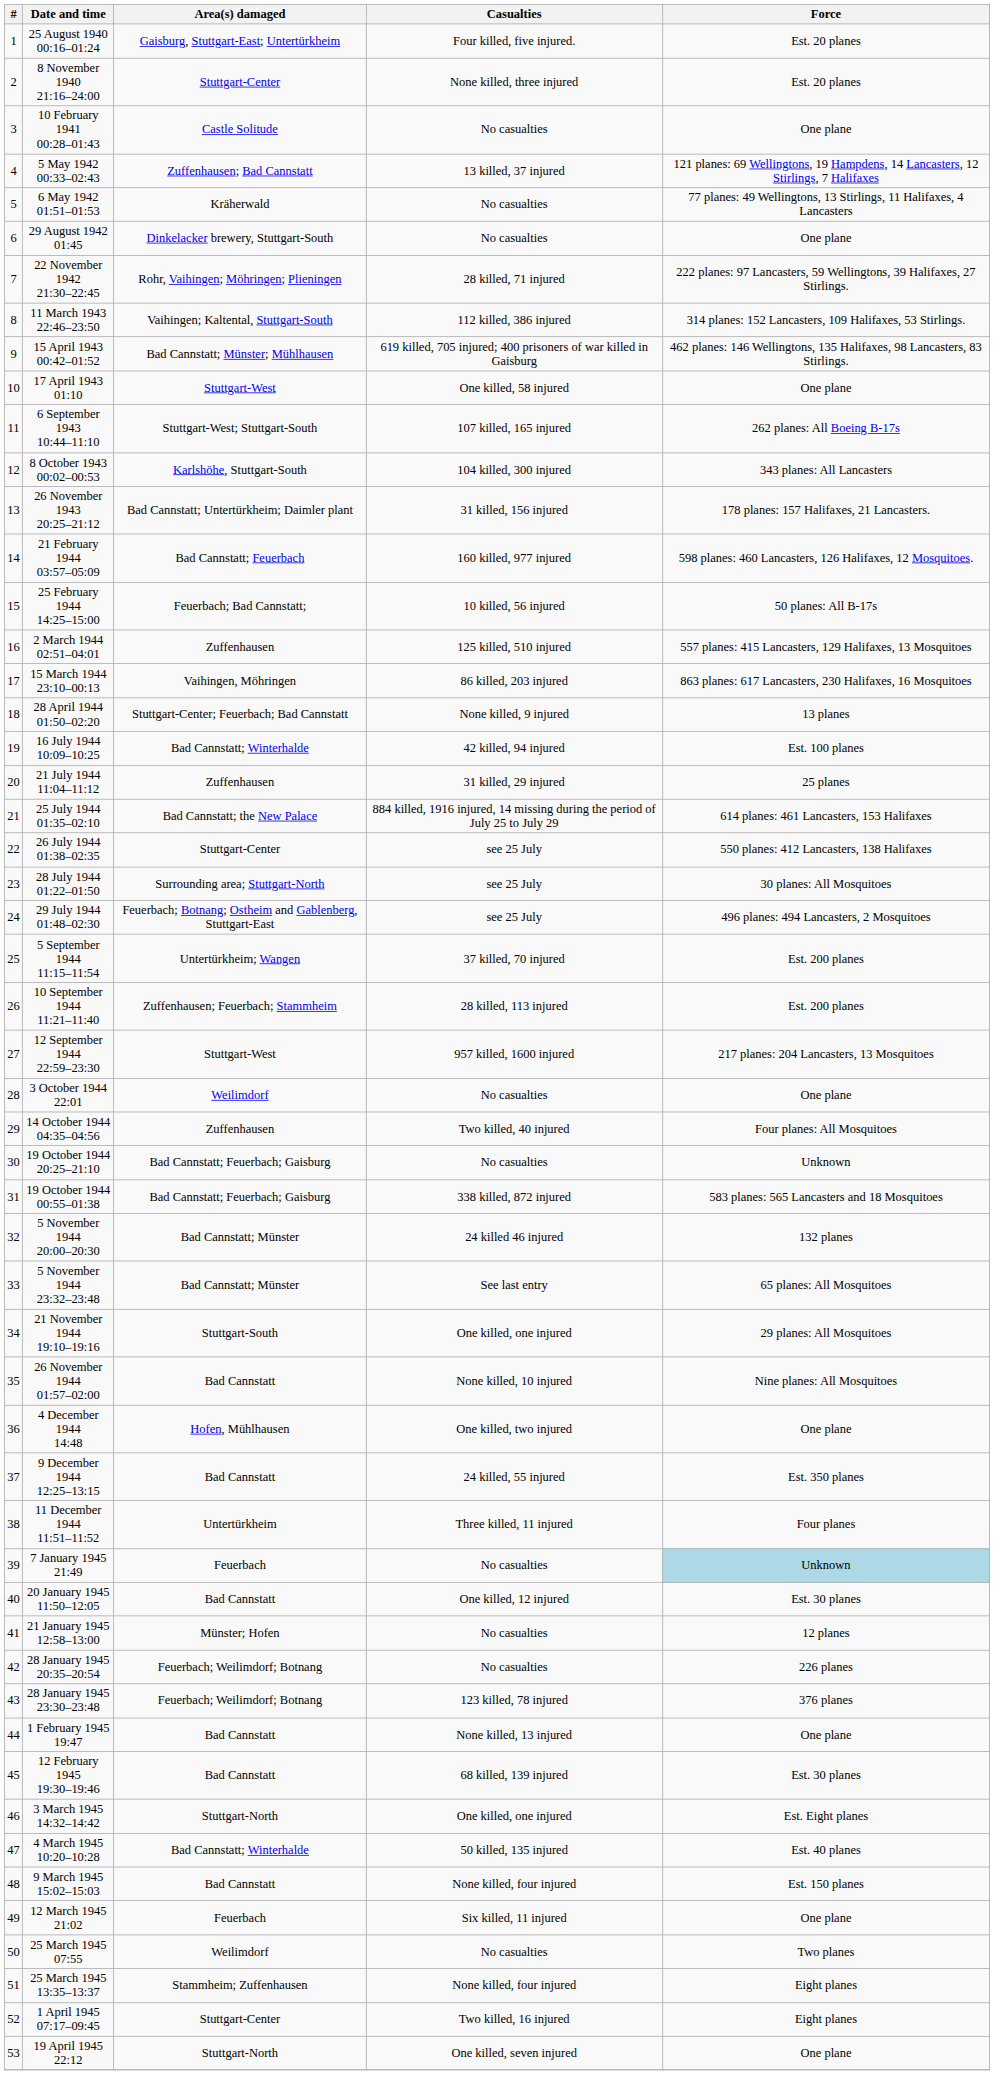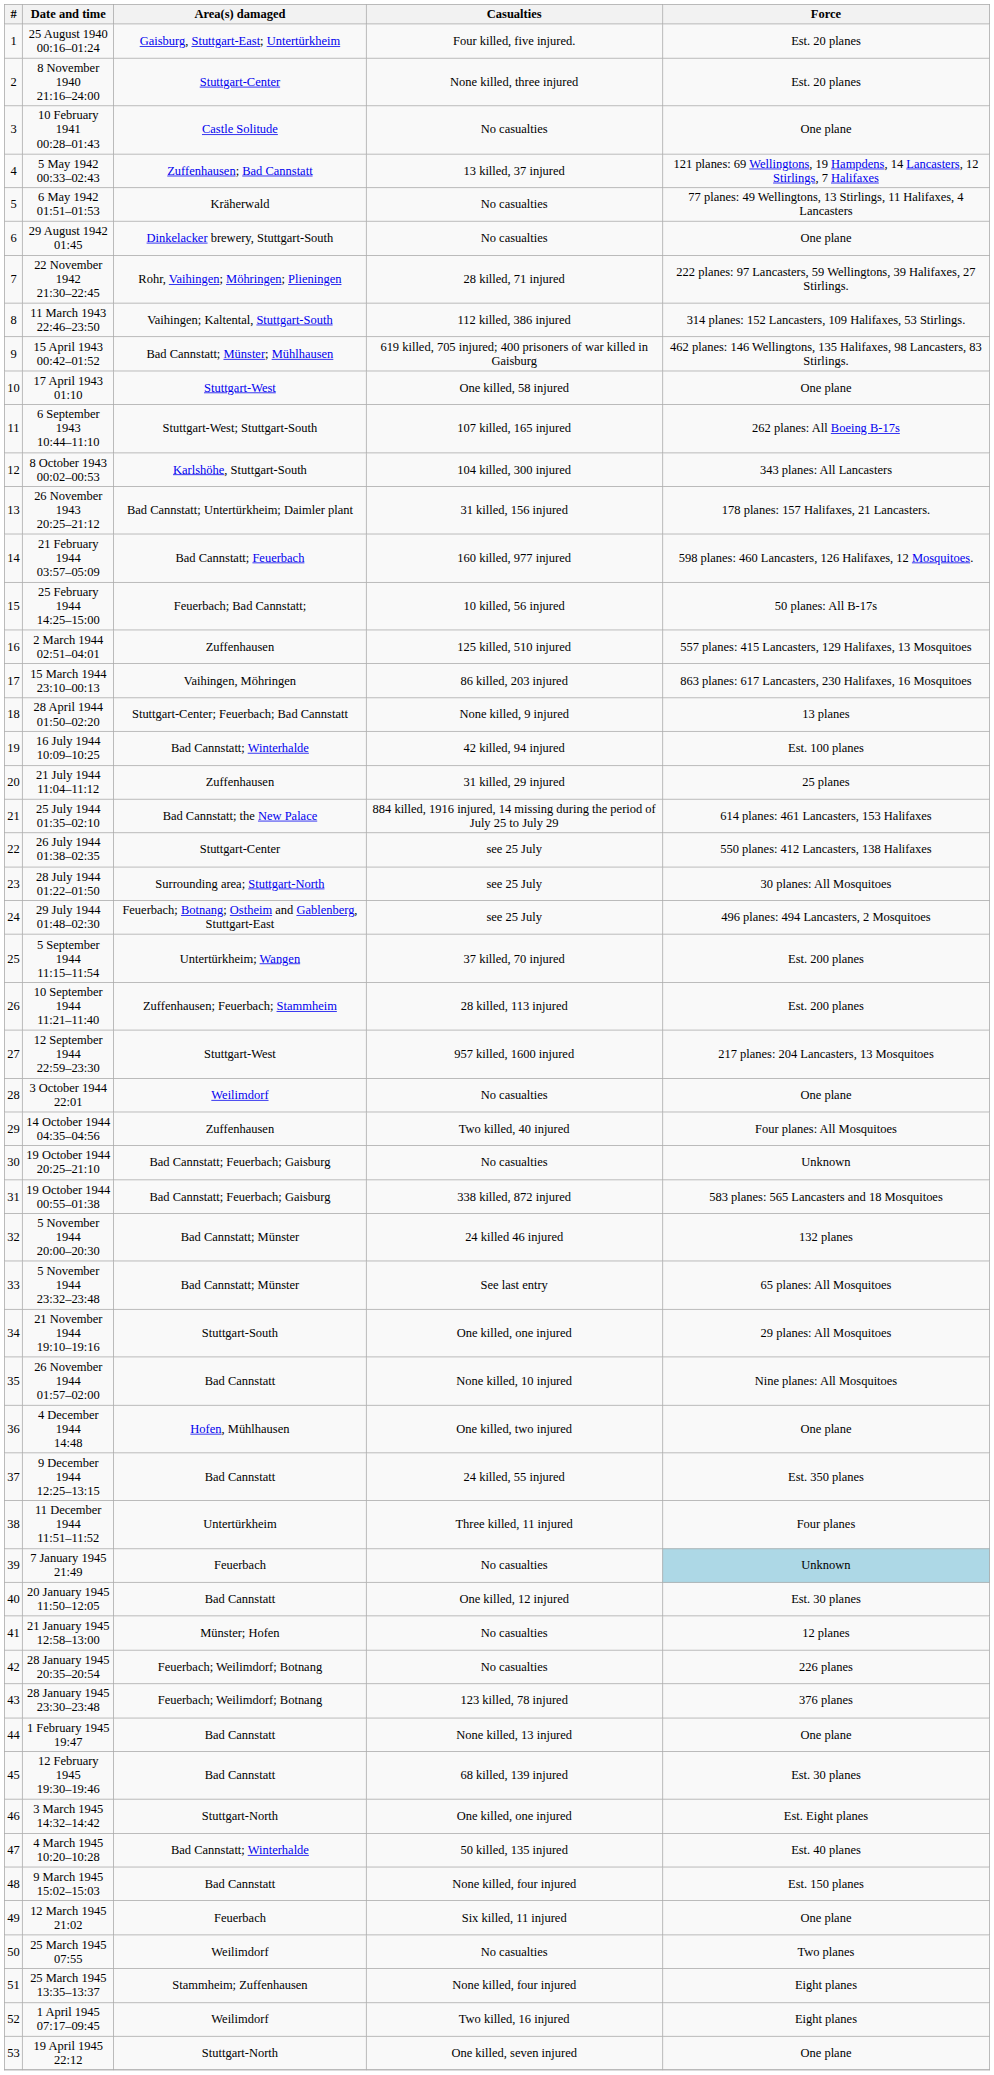(240, 2019) Stuttgart-Center -> (240, 2019) Weilimdorf
